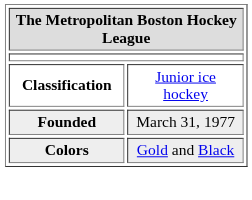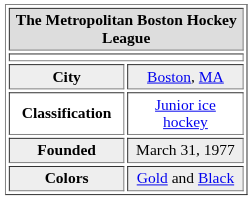+ row: (67, 76)
